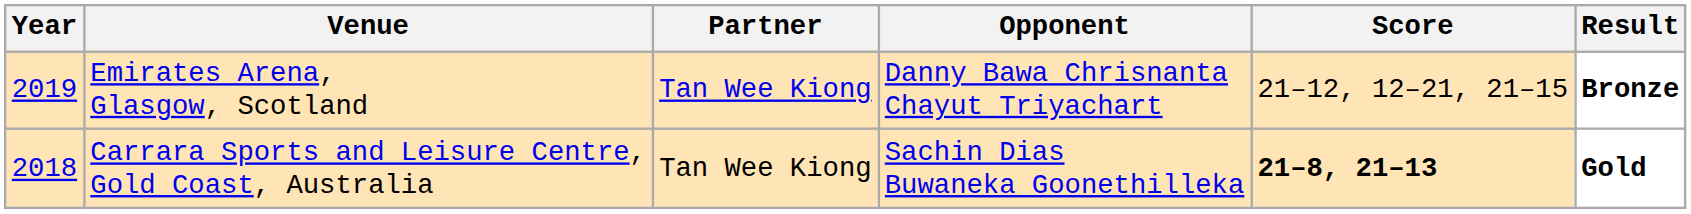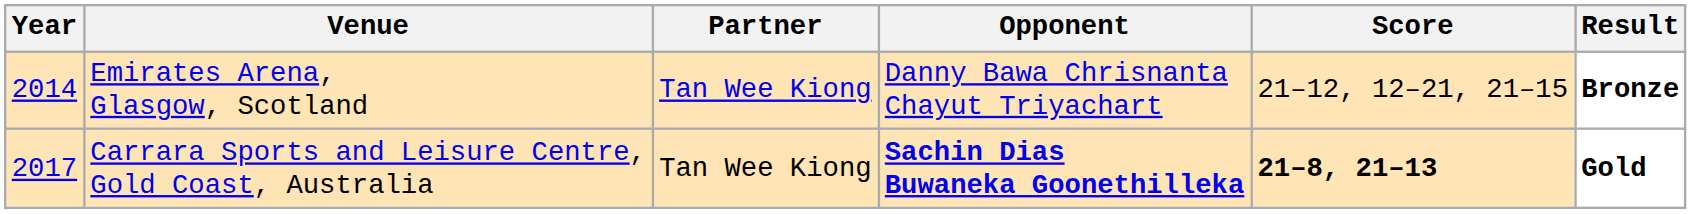(44, 90) 2019 -> (44, 90) 2014
(44, 168) 2018 -> (44, 168) 2017
(1065, 168) normal -> (1065, 168) bold
